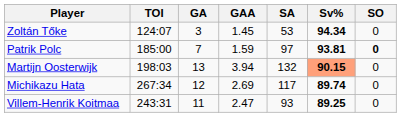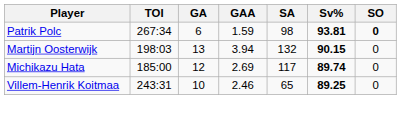- row: (37, 31)
(154, 49) 185:00 -> (154, 31) 267:34
(198, 49) 7 -> (198, 31) 6
(287, 49) 97 -> (287, 31) 98
(331, 67) lightsalmon background -> (331, 49) no background
(154, 85) 267:34 -> (154, 67) 185:00
(198, 103) 11 -> (198, 85) 10
(243, 103) 2.47 -> (243, 85) 2.46
(287, 103) 93 -> (287, 85) 65
